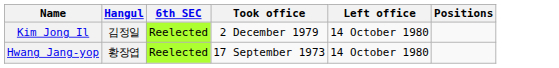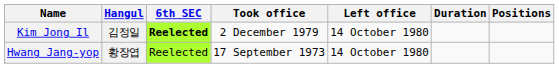+ column: (460, 13)
(179, 32) normal -> (179, 32) bold
